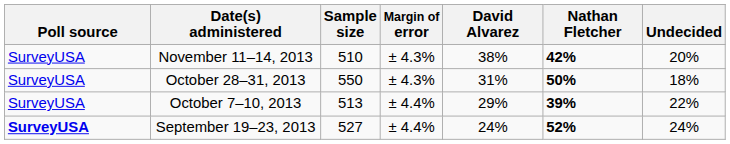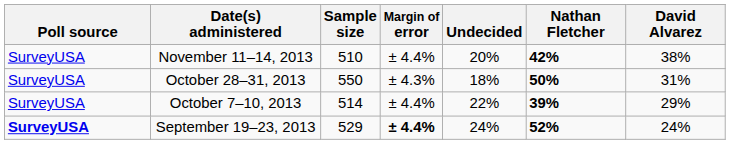columns swapped: (493, 24) <-> (684, 33)
(412, 56) ± 4.3% -> (412, 56) ± 4.4%
(350, 103) 513 -> (350, 103) 514
(350, 127) 527 -> (350, 127) 529
(412, 127) normal -> (412, 127) bold
